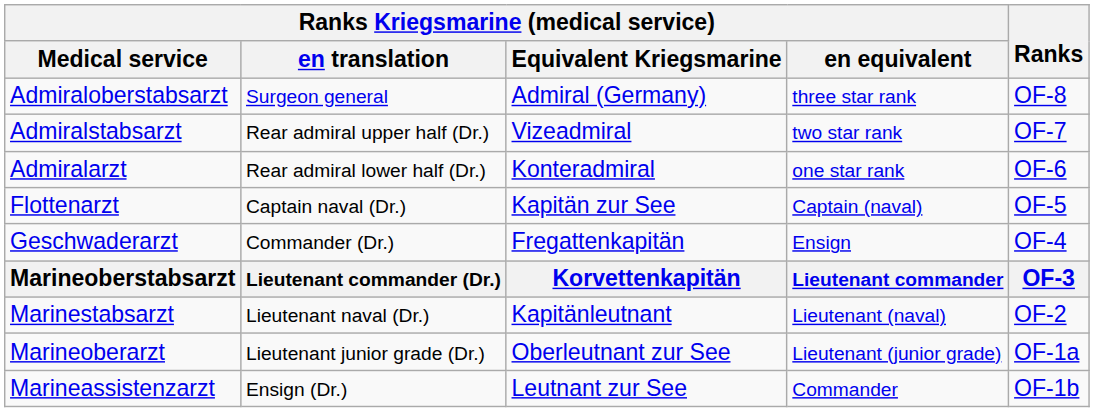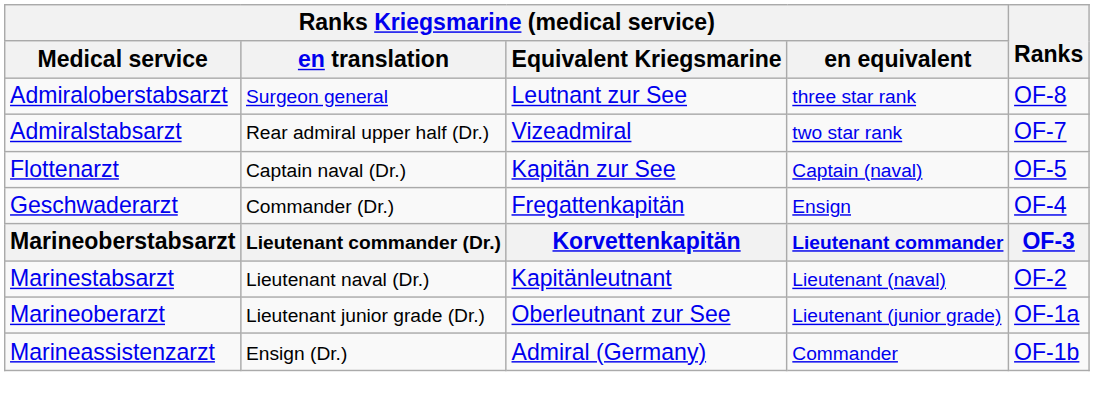(609, 95) Admiral (Germany) -> (599, 95) Leutnant zur See
- row: (68, 168)
(599, 388) Leutnant zur See -> (609, 351) Admiral (Germany)
